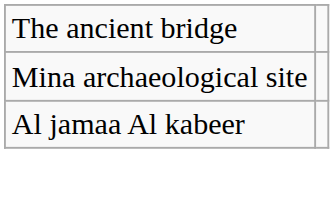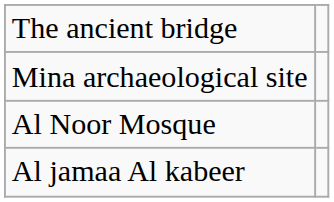+ row: (114, 123)
